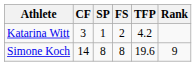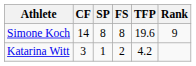rows swapped: (39, 52) <-> (38, 33)
